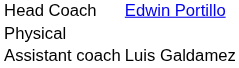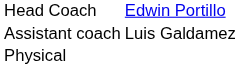rows swapped: (62, 56) <-> (35, 33)
